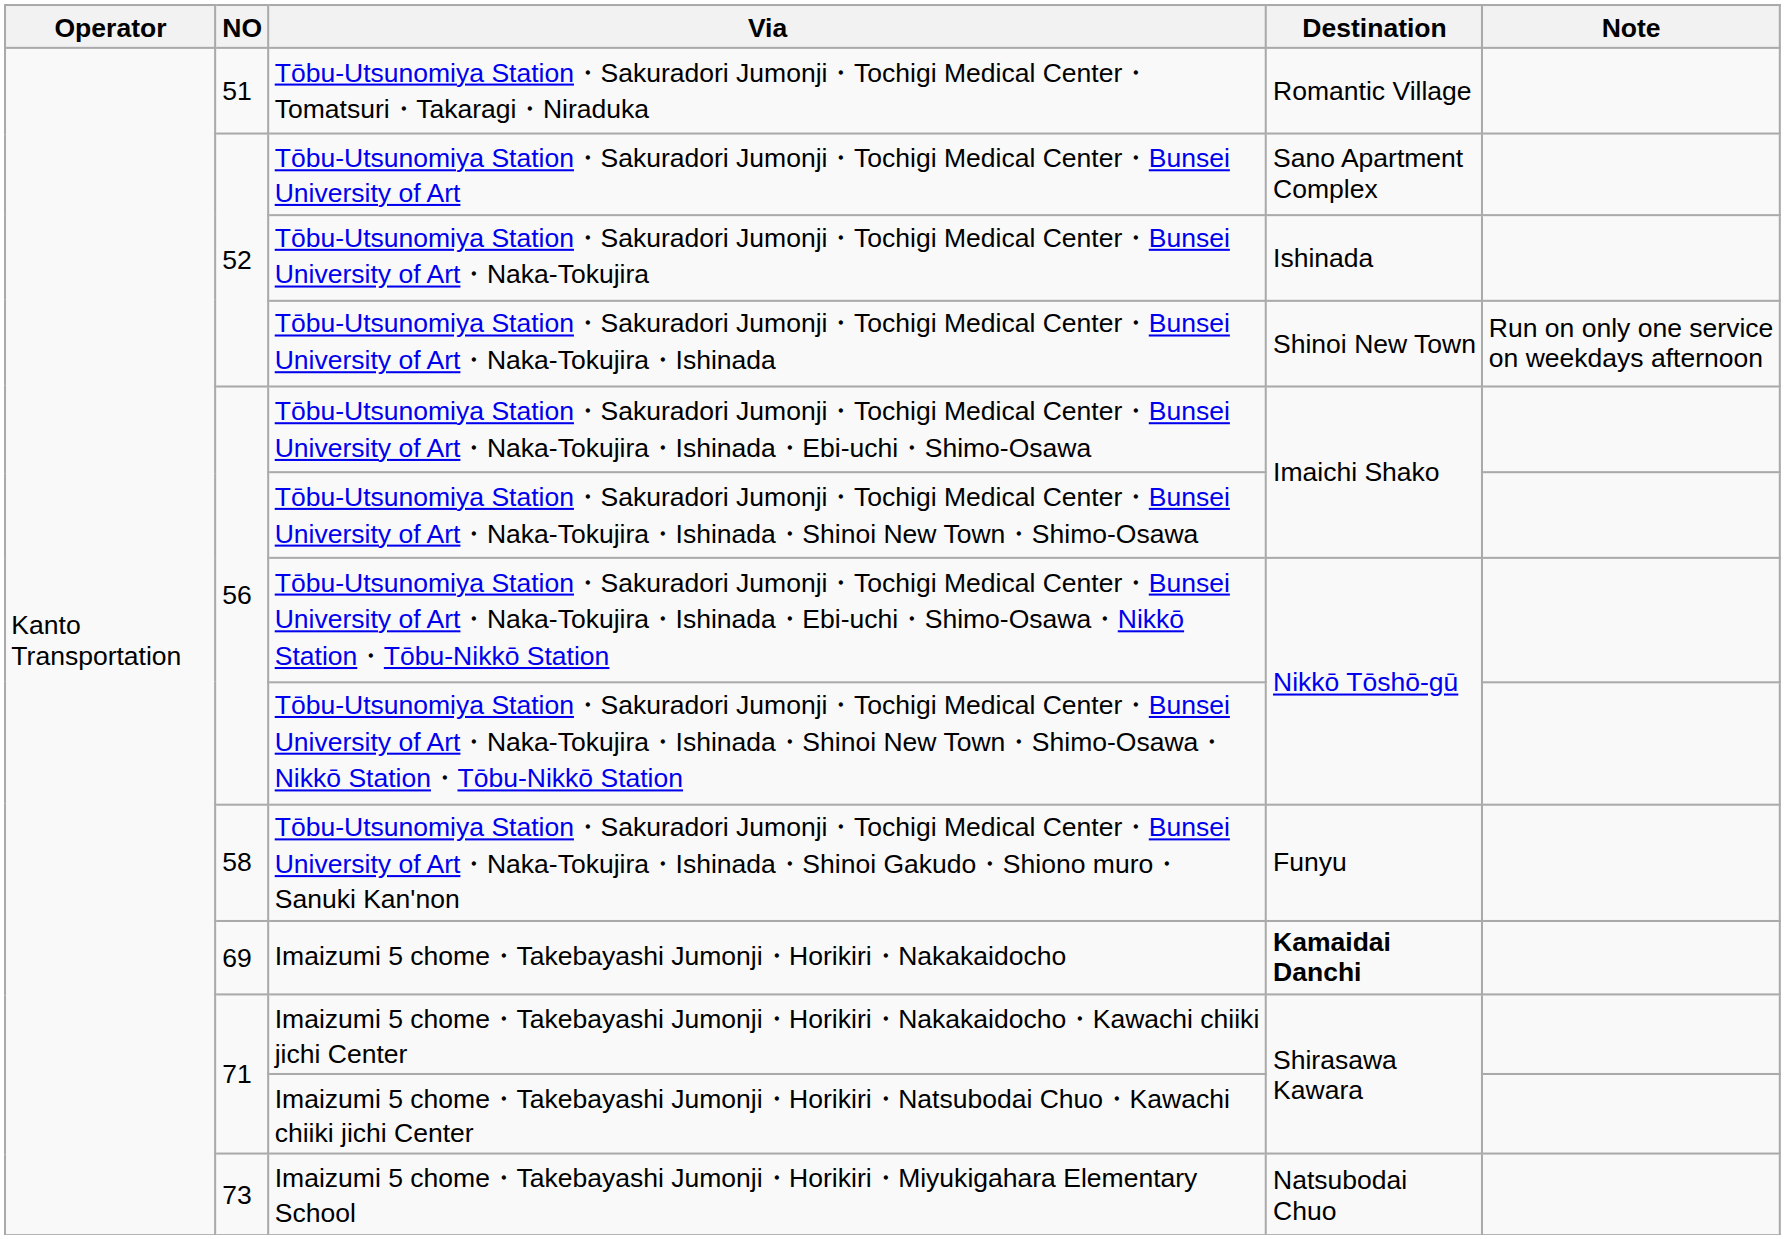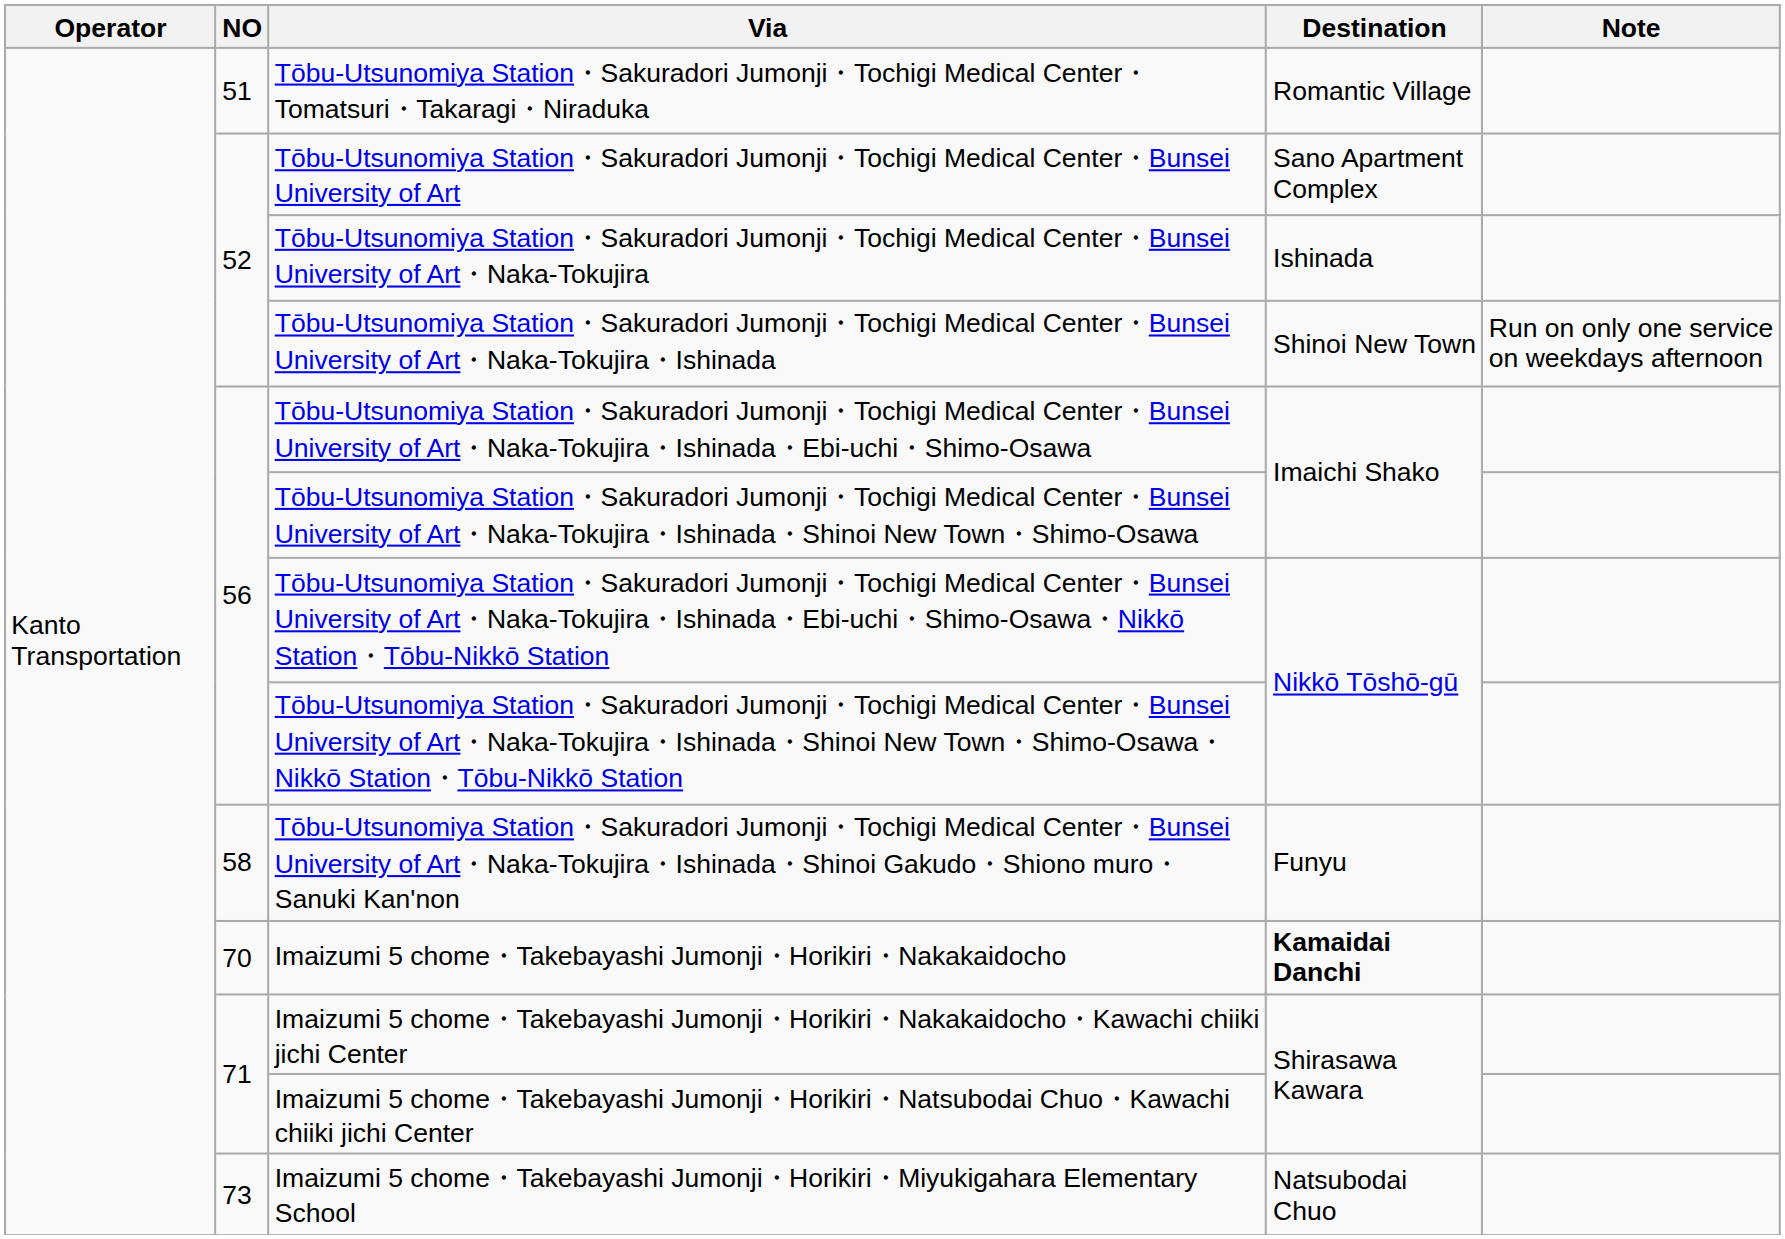(237, 958) 69 -> (237, 958) 70
